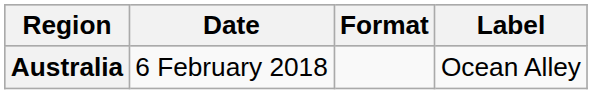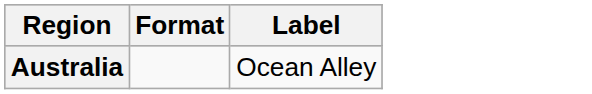- column: (232, 25)
